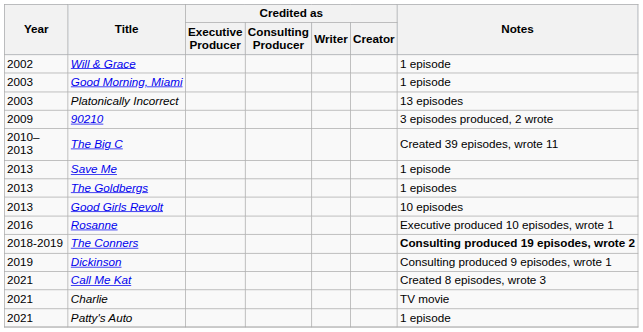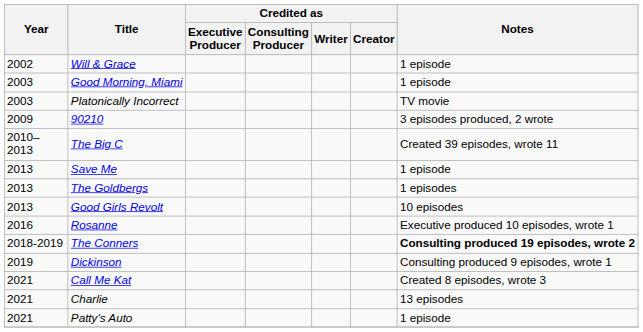(432, 100) 13 episodes -> (425, 100) TV movie
(425, 299) TV movie -> (432, 299) 13 episodes
